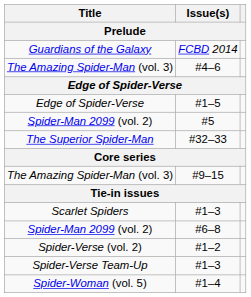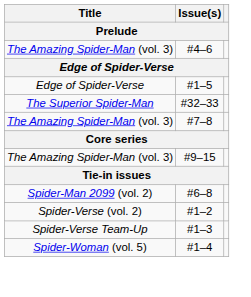- row: (90, 49)
- row: (90, 121)
+ row: (90, 121)
- row: (90, 211)
